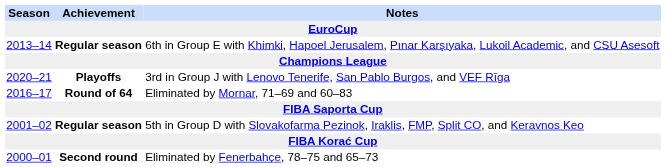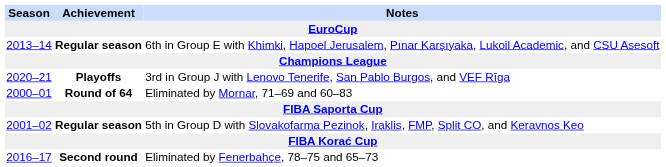(29, 93) 2016–17 -> (29, 93) 2000–01
(29, 157) 2000–01 -> (29, 157) 2016–17
